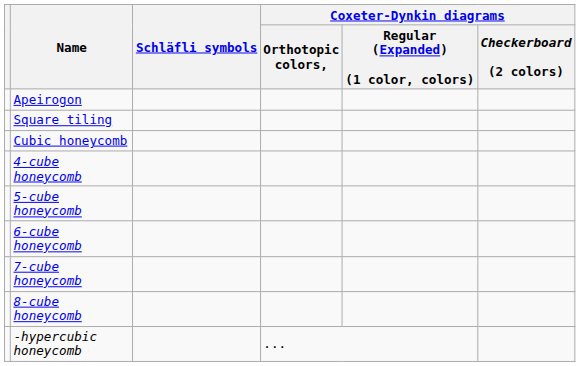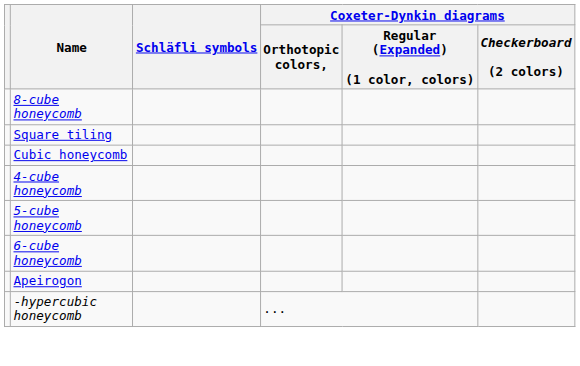rows swapped: (48, 100) <-> (48, 309)
- row: (48, 274)
